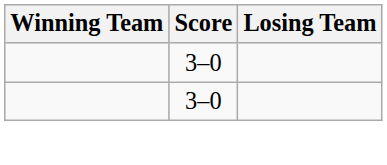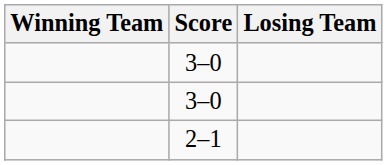+ row: (87, 140)
